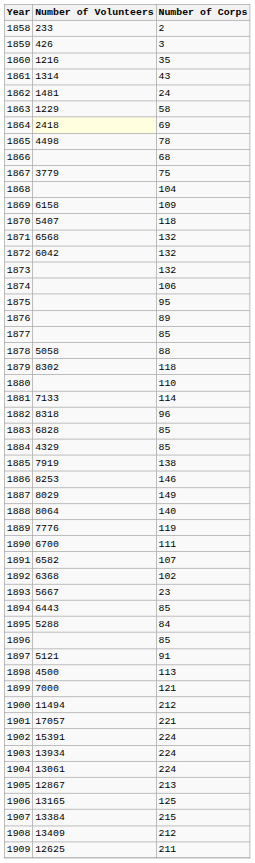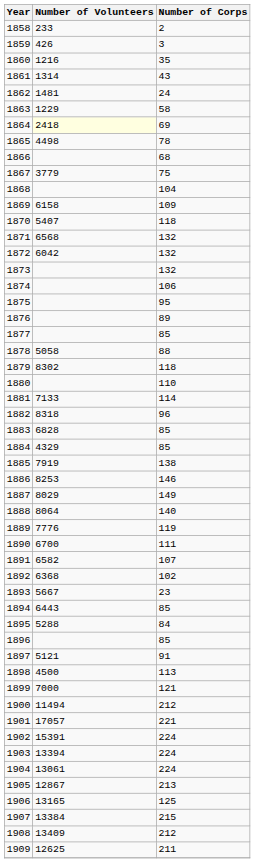(50, 753) 13934 -> (50, 753) 13394
